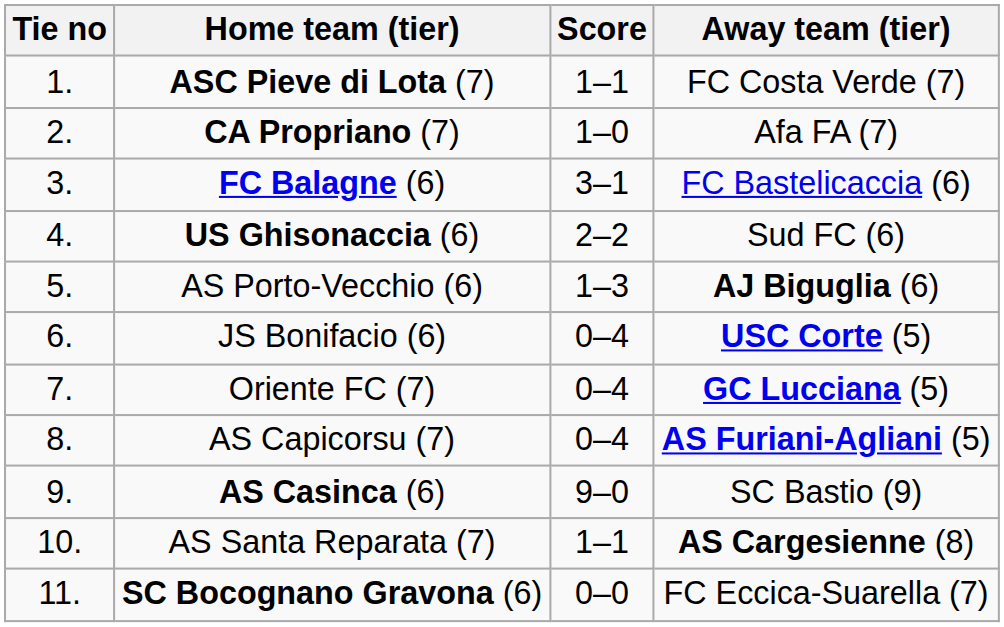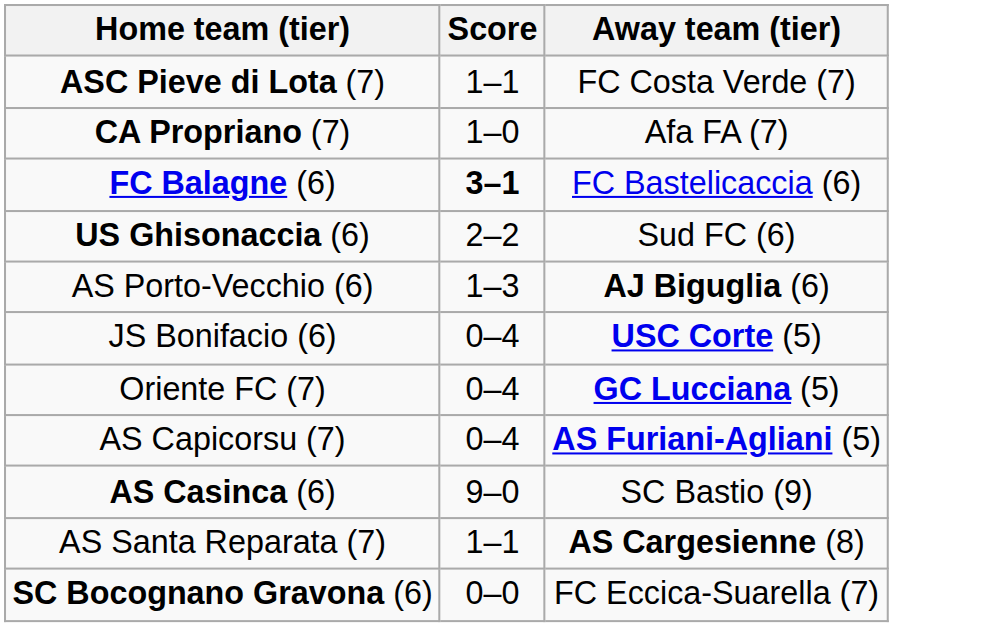- column: (60, 30)
(602, 183) normal -> (492, 183) bold
